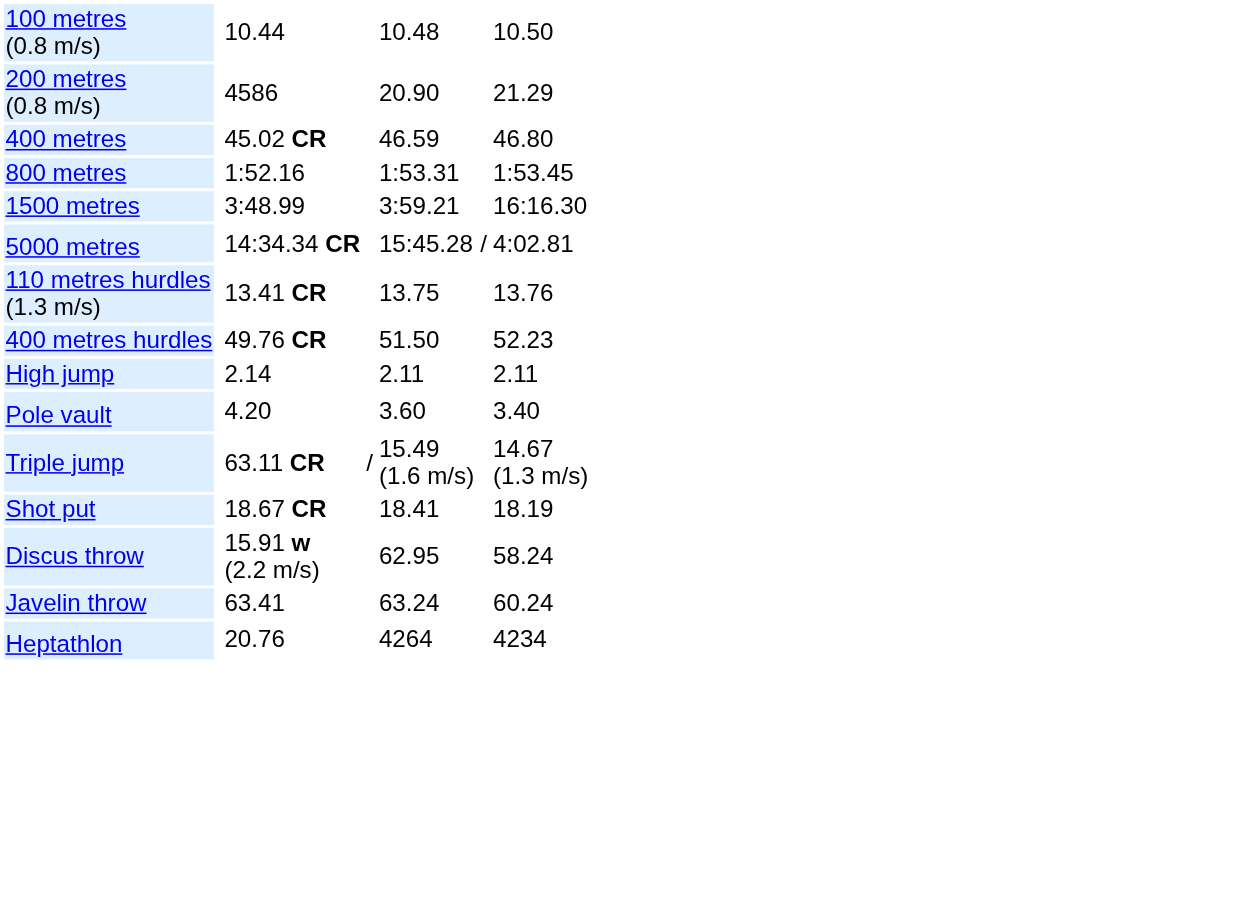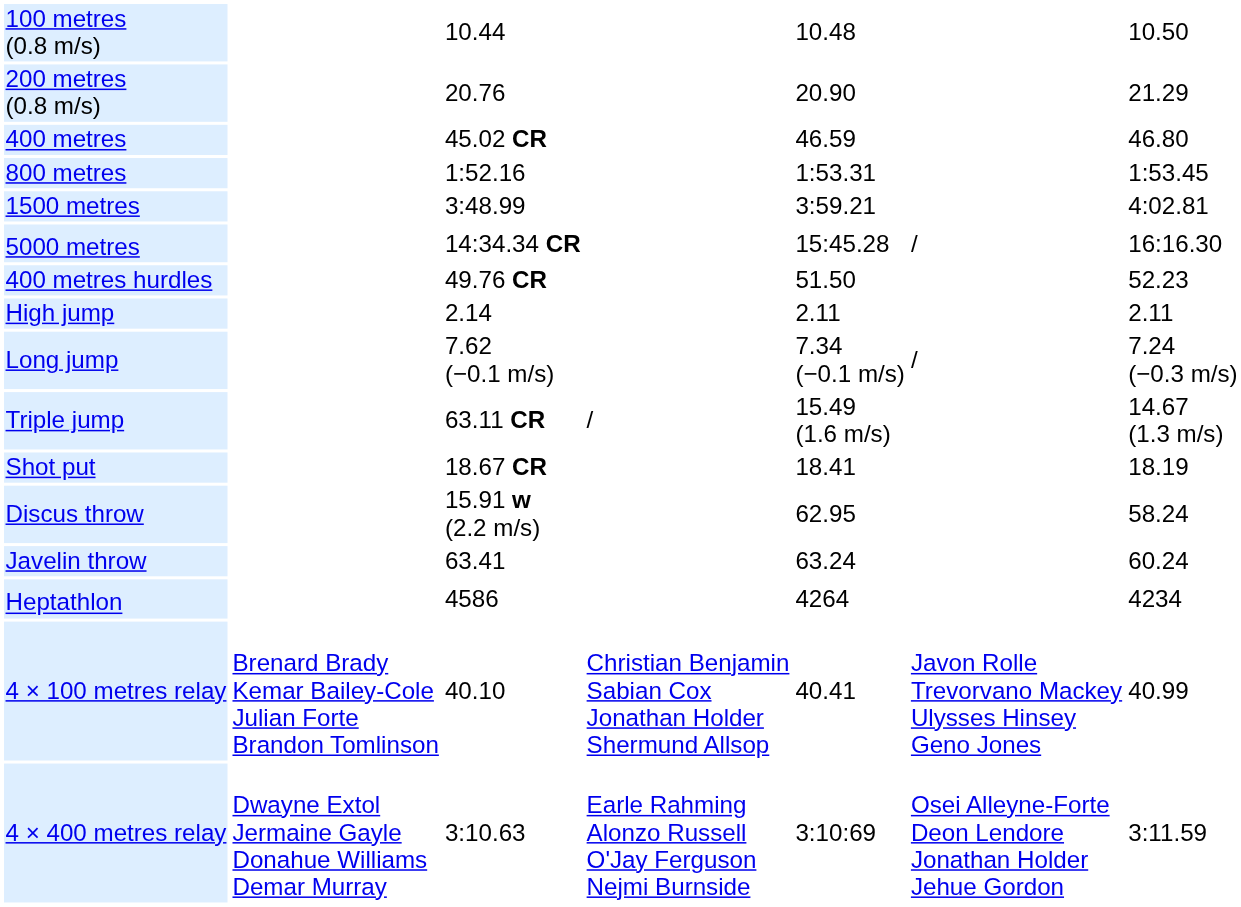(251, 92) 4586 -> (475, 92) 20.76
(540, 206) 16:16.30 -> (1169, 206) 4:02.81
(533, 243) 4:02.81 -> (1175, 243) 16:16.30
- row: (108, 294)
- row: (66, 412)
+ row: (62, 360)
(255, 639) 20.76 -> (472, 598) 4586
+ row: (116, 690)
+ row: (116, 832)
